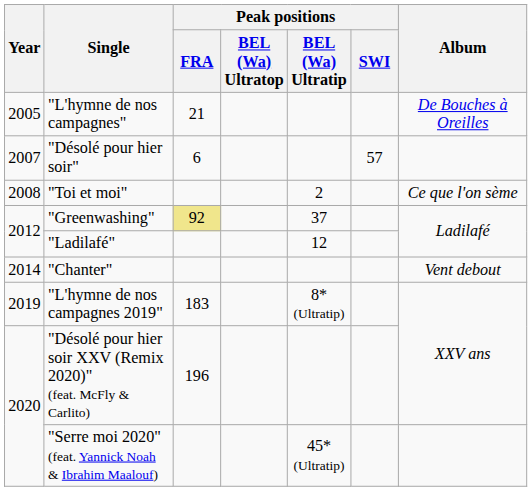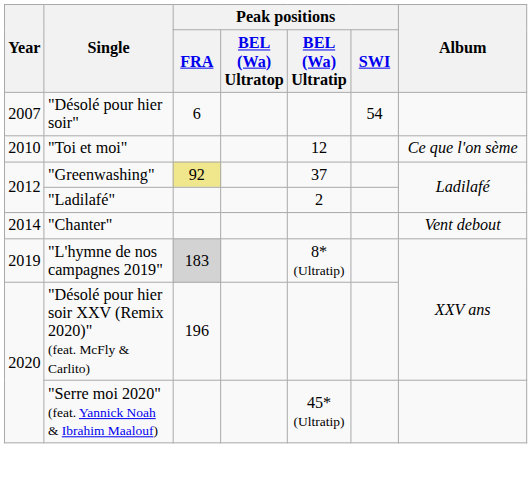- row: (103, 114)
(374, 157) 57 -> (374, 114) 54
(24, 192) 2008 -> (24, 148) 2010
(319, 192) 2 -> (319, 148) 12
(319, 243) 12 -> (319, 199) 2
(197, 304) no background -> (197, 260) lightgrey background
